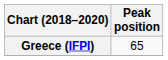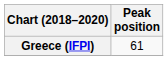(137, 45) 65 -> (137, 45) 61
